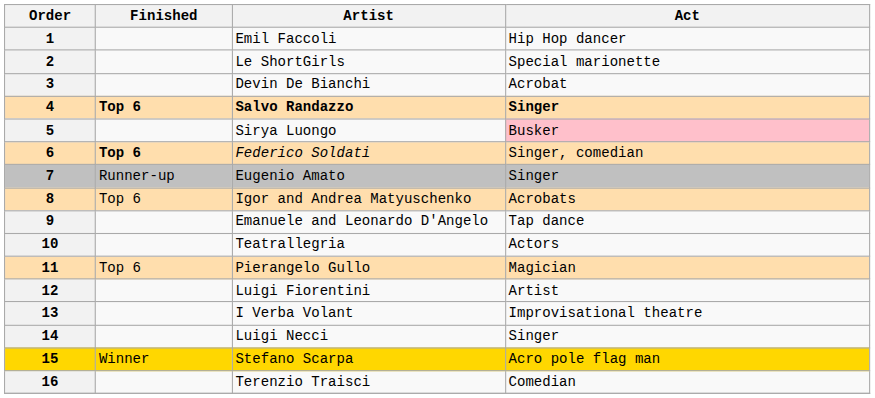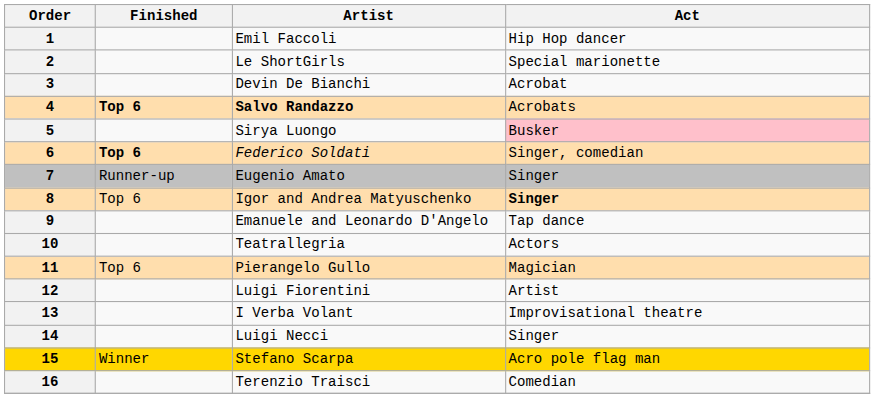(534, 108) Singer -> (542, 108) Acrobats
(542, 199) Acrobats -> (534, 199) Singer
